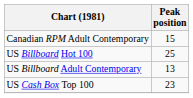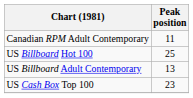(170, 38) 15 -> (170, 38) 11
